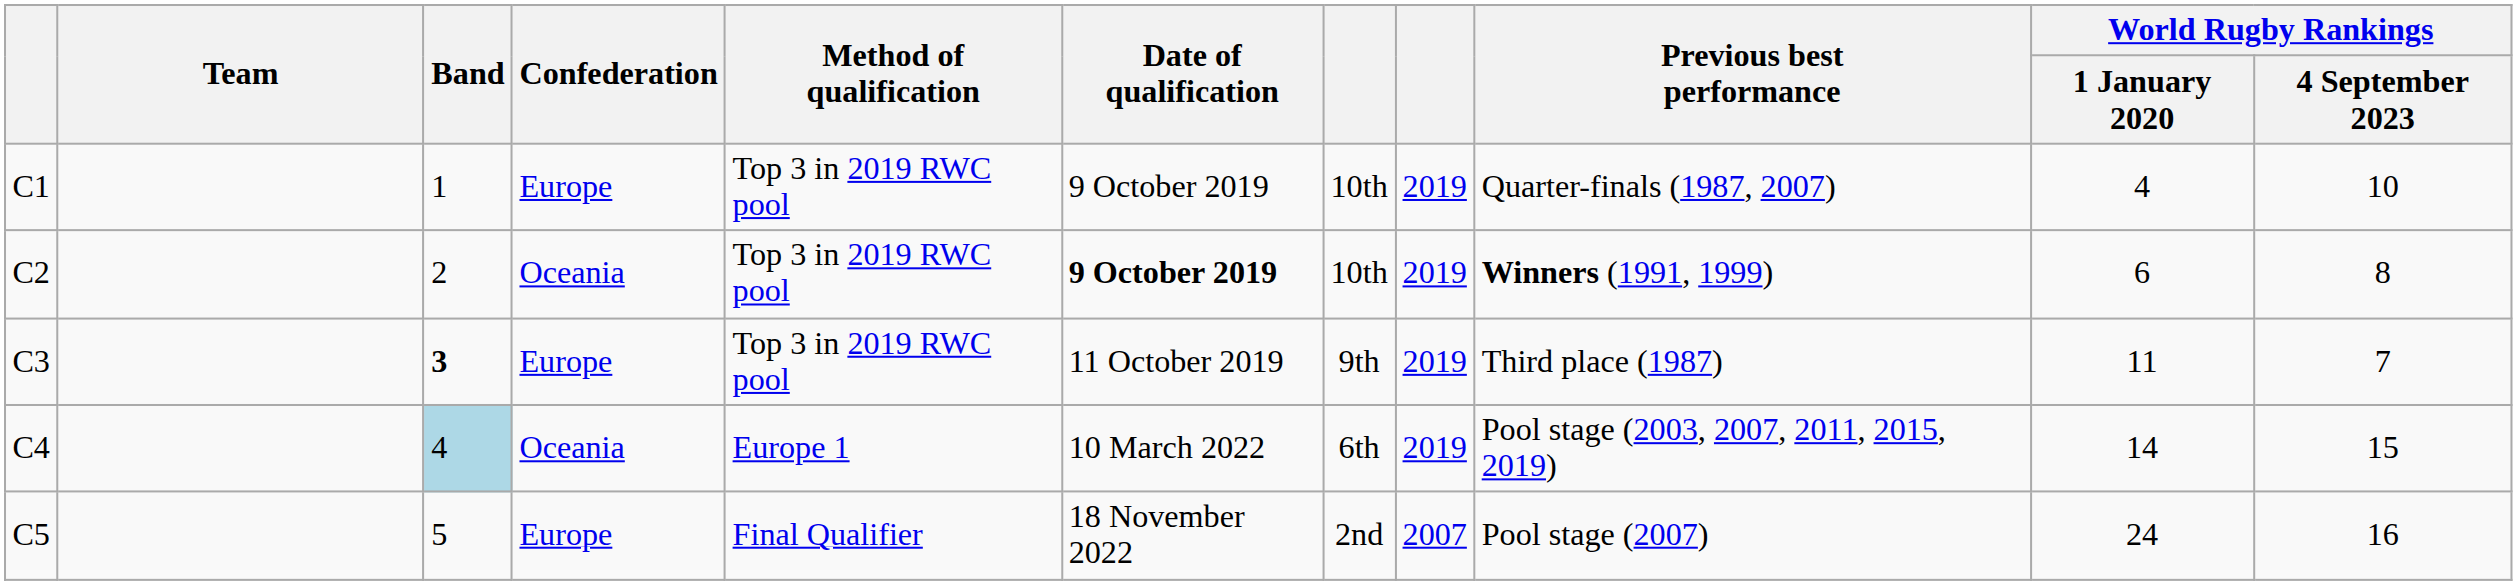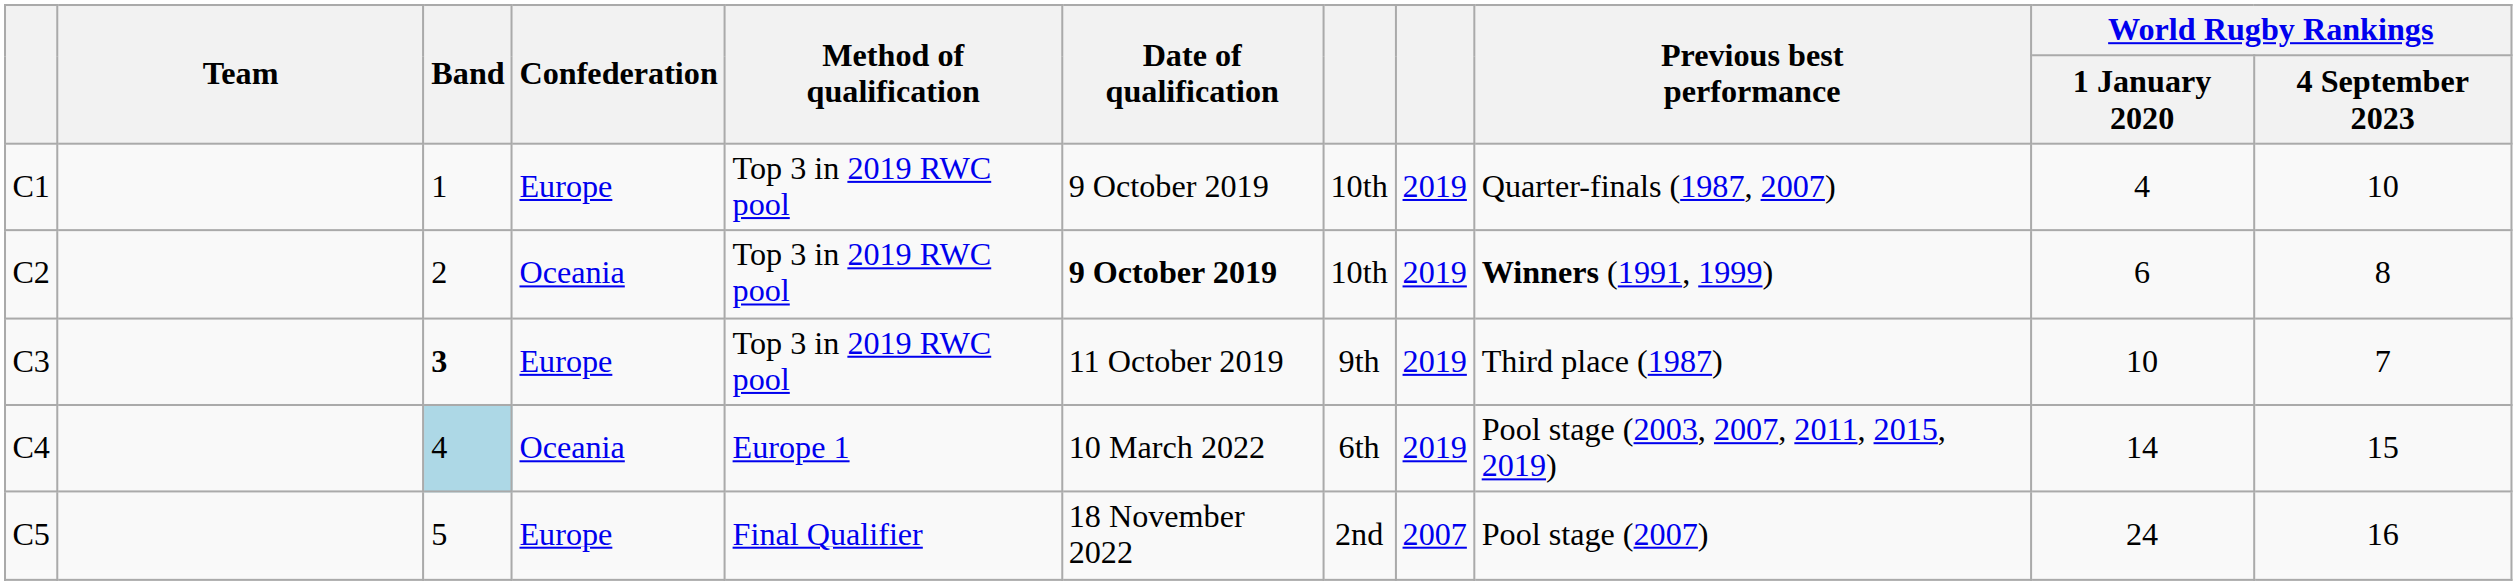(2142, 360) 11 -> (2142, 360) 10
